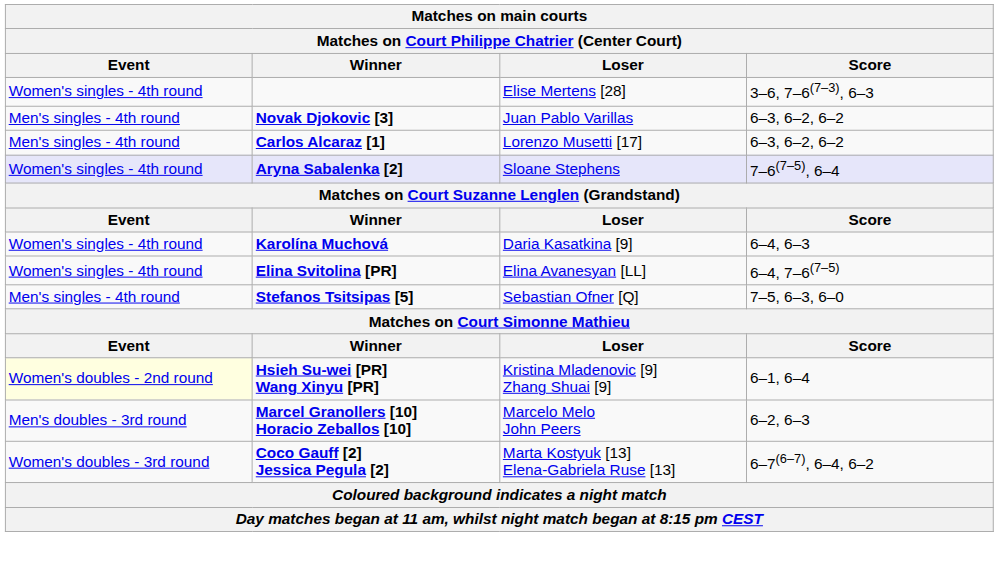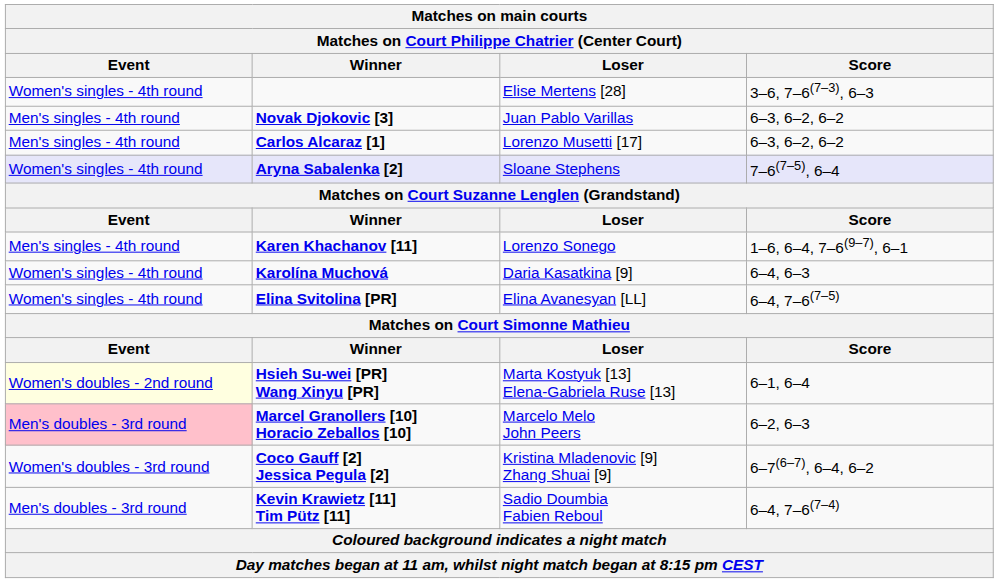+ row: (336, 246)
- row: (335, 297)
(580, 378) Kristina Mladenovic [9] Zhang Shuai [9] -> (589, 382) Marta Kostyuk [13] Elena-Gabriela Ruse [13]
(98, 420) no background -> (98, 424) pink background
(589, 462) Marta Kostyuk [13] Elena-Gabriela Ruse [13] -> (580, 466) Kristina Mladenovic [9] Zhang Shuai [9]
+ row: (326, 507)
